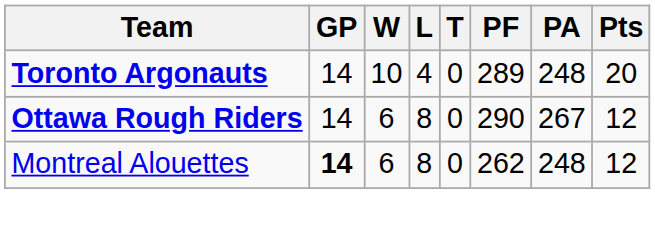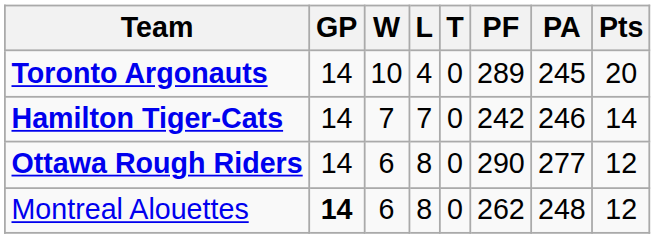(562, 73) 248 -> (562, 73) 245
+ row: (147, 118)
(562, 118) 267 -> (562, 164) 277
